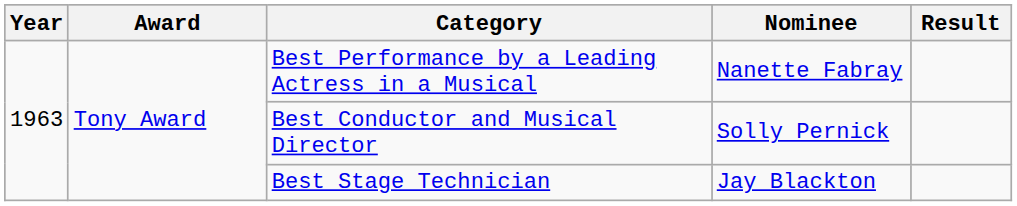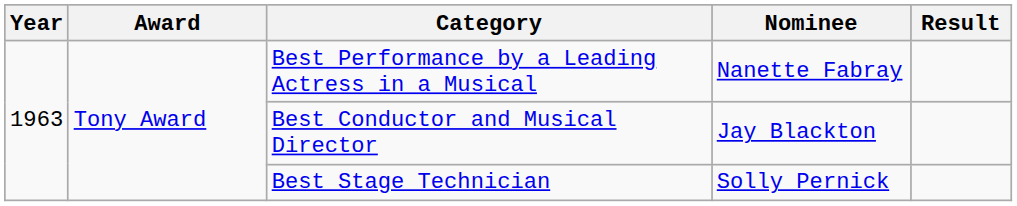(803, 133) Solly Pernick -> (796, 133) Jay Blackton
(796, 182) Jay Blackton -> (803, 182) Solly Pernick
